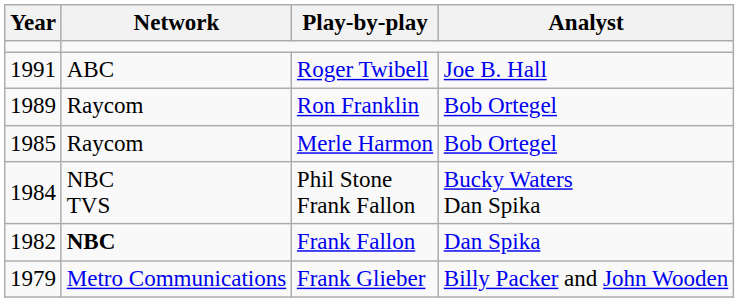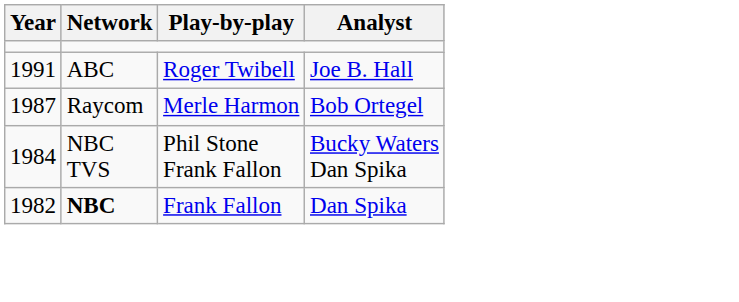- row: (358, 106)
(33, 143) 1985 -> (33, 106) 1987
- row: (361, 278)
